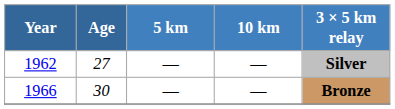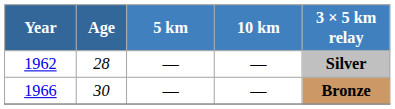(101, 64) 27 -> (101, 64) 28
